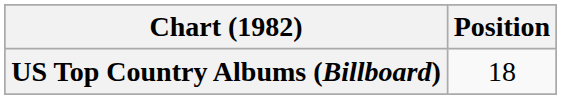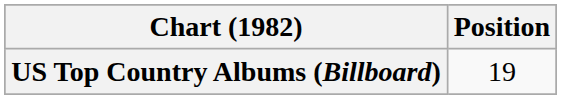(502, 71) 18 -> (502, 71) 19
